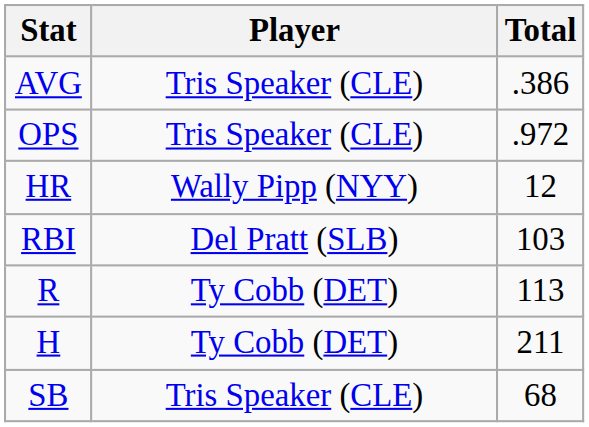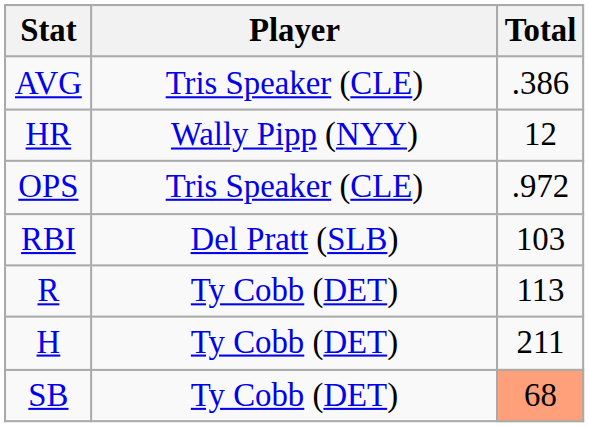rows swapped: (48, 134) <-> (48, 186)
(294, 394) Tris Speaker (CLE) -> (294, 394) Ty Cobb (DET)
(540, 394) no background -> (540, 394) lightsalmon background
